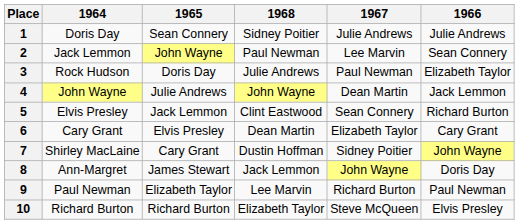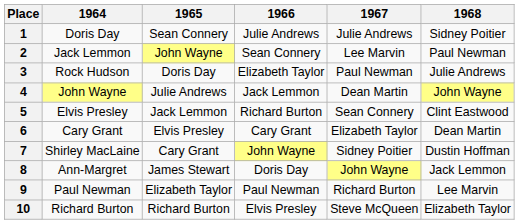columns swapped: (468, 14) <-> (281, 14)
